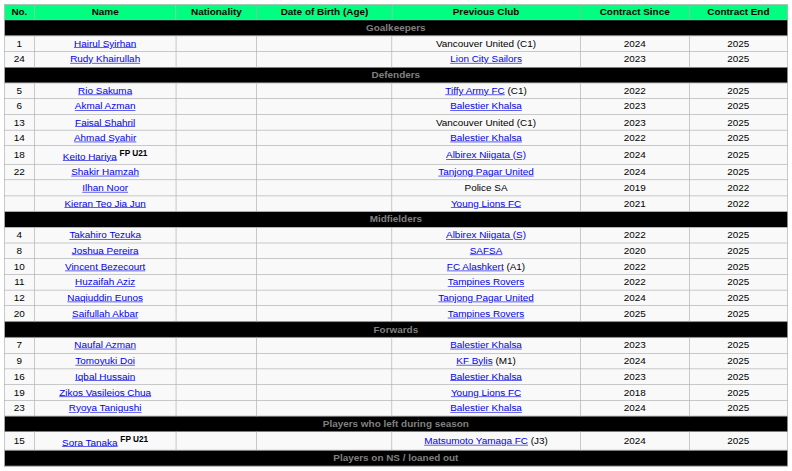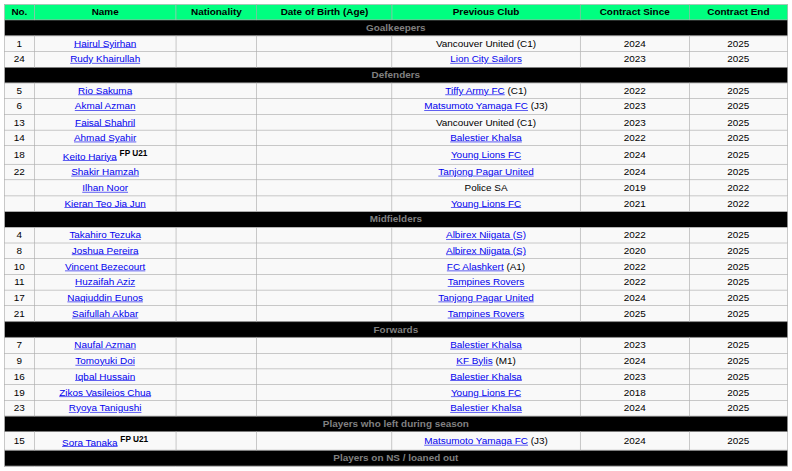(486, 106) Balestier Khalsa -> (486, 106) Matsumoto Yamaga FC (J3)
(486, 155) Albirex Niigata (S) -> (486, 155) Young Lions FC
(486, 251) SAFSA -> (486, 251) Albirex Niigata (S)
(19, 298) 12 -> (19, 298) 17
(19, 313) 20 -> (19, 313) 21
